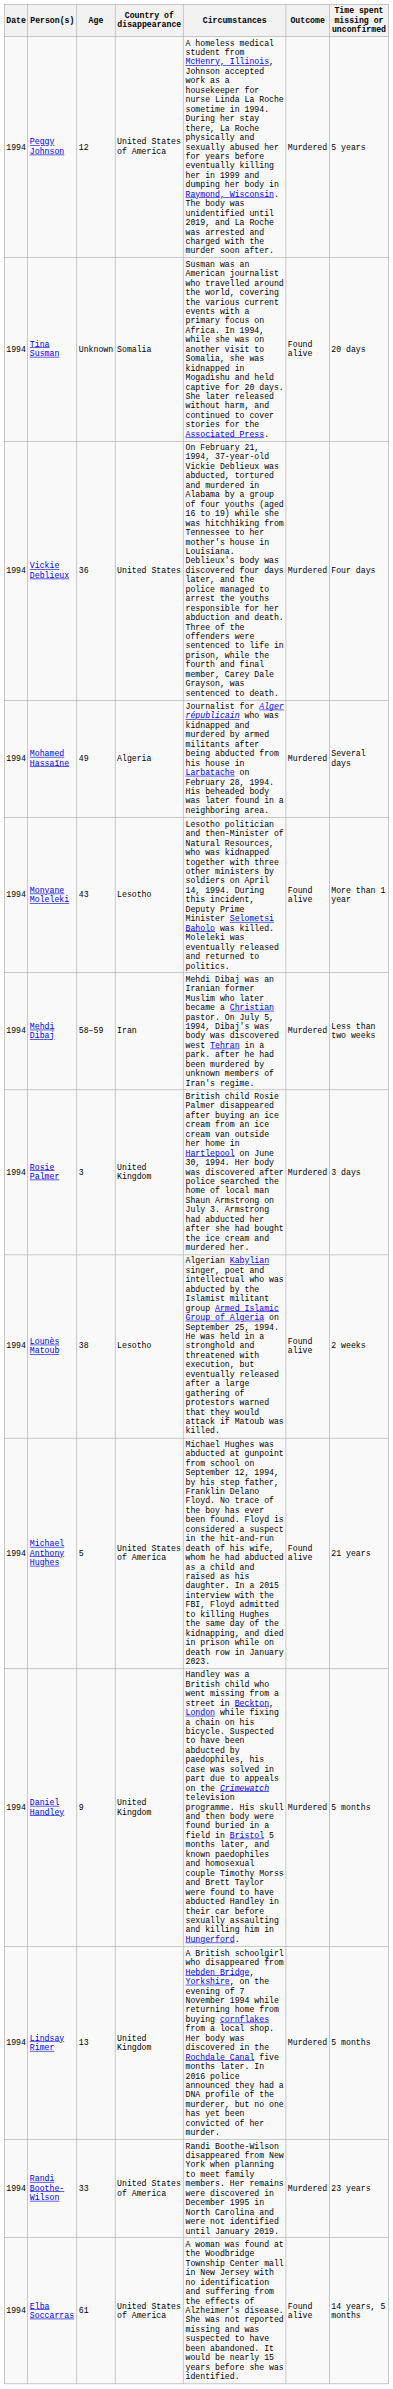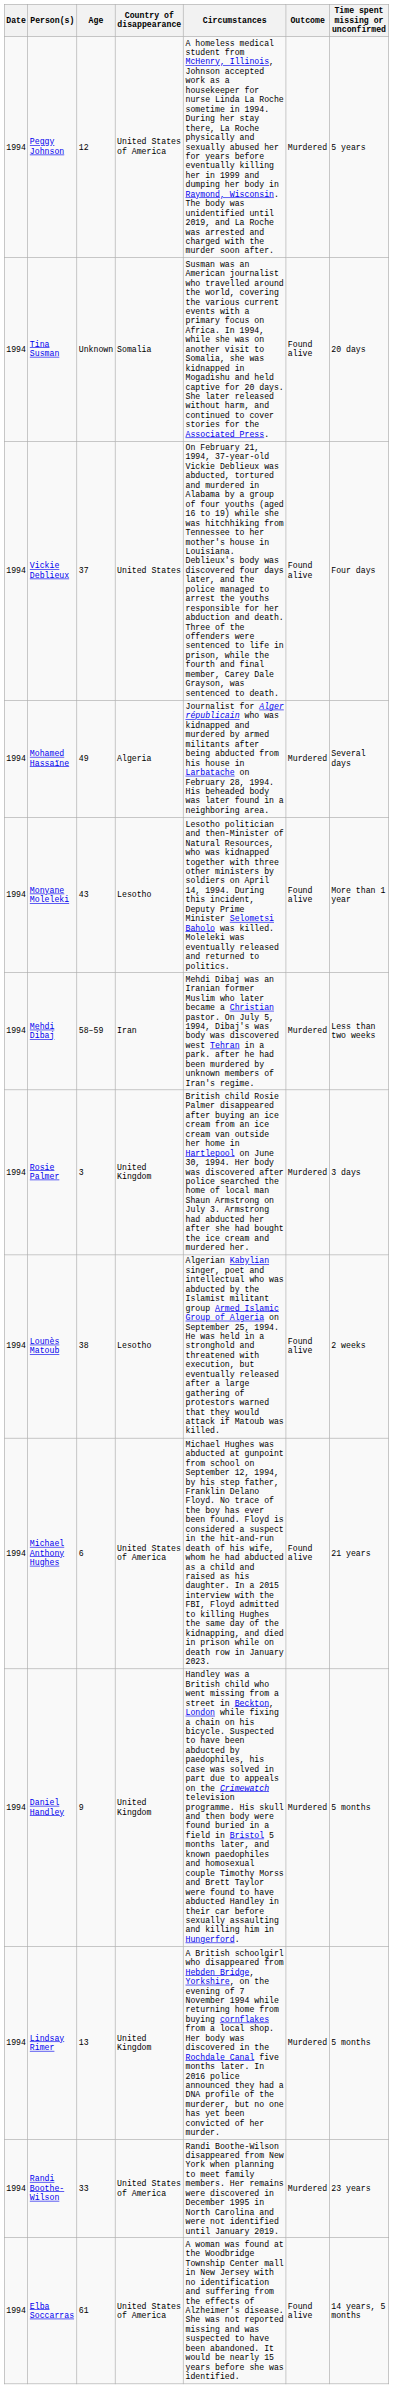(84, 571) 36 -> (84, 571) 37
(308, 571) Murdered -> (300, 571) Found alive
(81, 1553) 5 -> (81, 1553) 6
